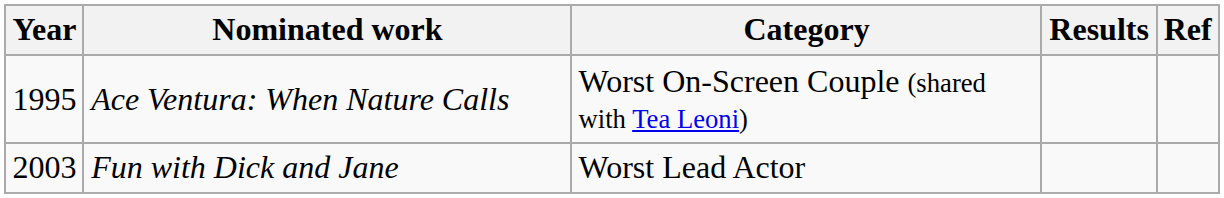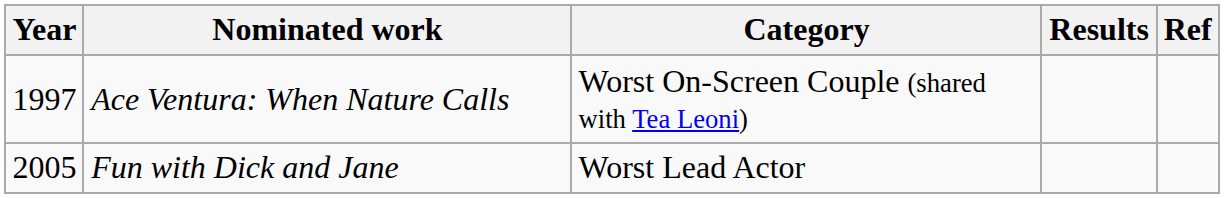(44, 98) 1995 -> (44, 98) 1997
(44, 167) 2003 -> (44, 167) 2005
